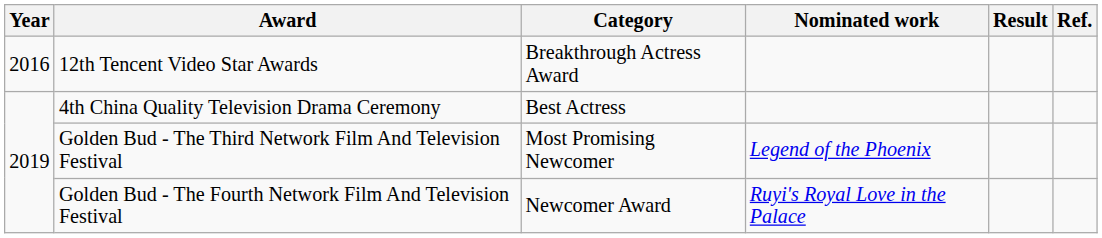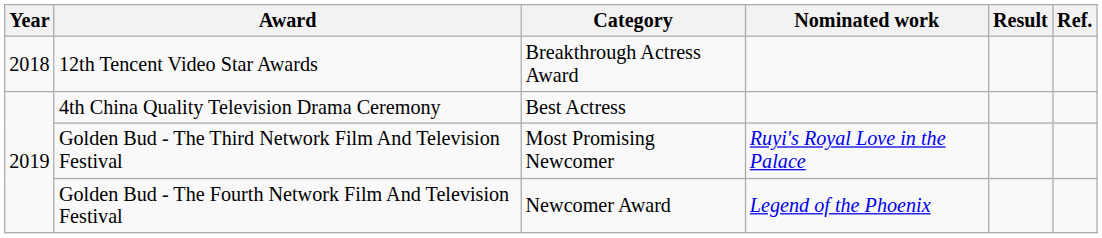(29, 63) 2016 -> (29, 63) 2018
(840, 150) Legend of the Phoenix -> (848, 150) Ruyi's Royal Love in the Palace
(848, 205) Ruyi's Royal Love in the Palace -> (840, 205) Legend of the Phoenix
